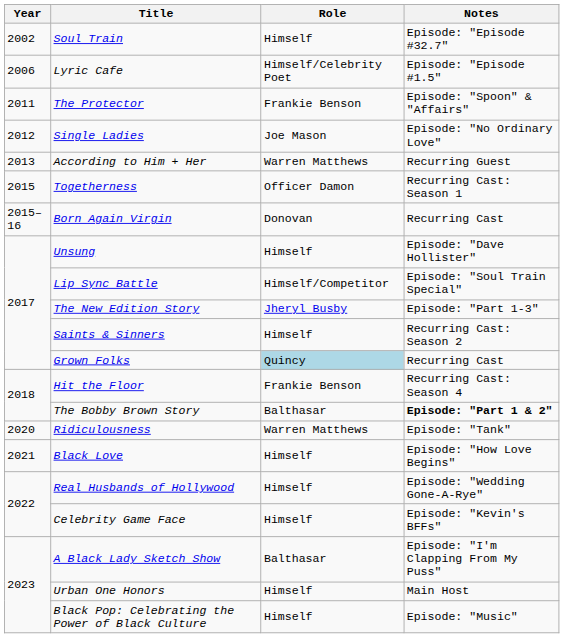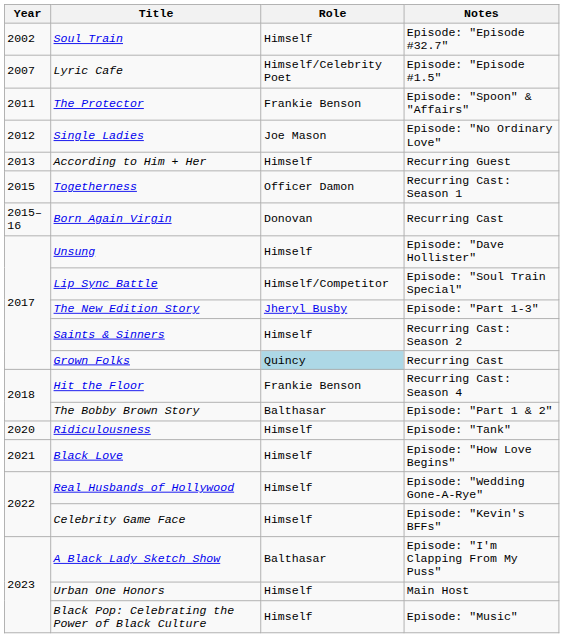(21, 72) 2006 -> (21, 72) 2007
(316, 162) Warren Matthews -> (288, 162) Himself
(480, 411) bold -> (480, 411) normal
(316, 430) Warren Matthews -> (288, 430) Himself
